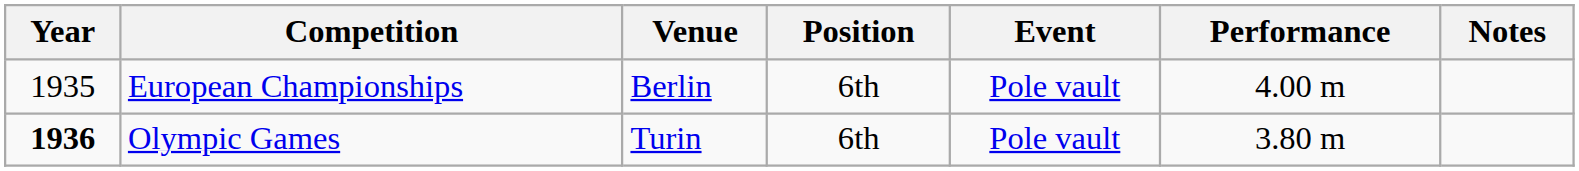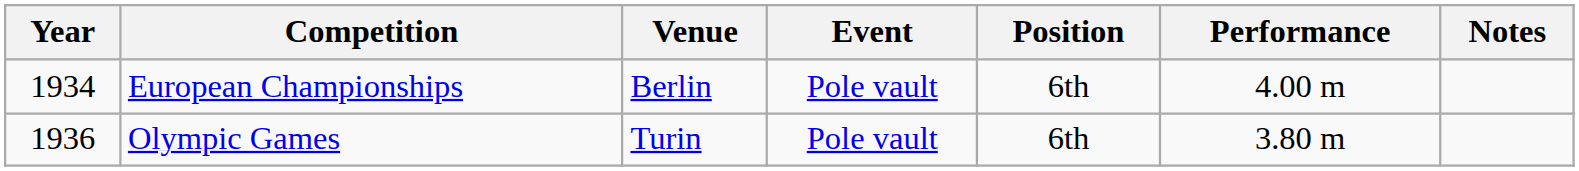columns swapped: (859, 31) <-> (1055, 31)
(63, 85) 1935 -> (63, 85) 1934
(63, 139) bold -> (63, 139) normal
